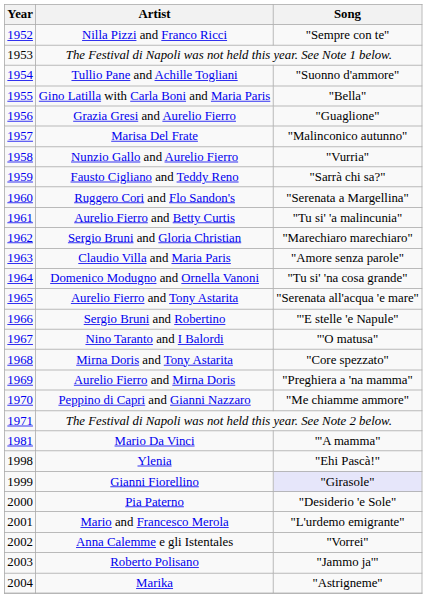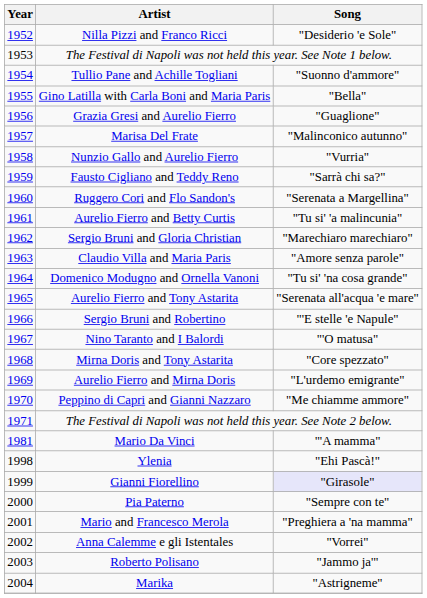(348, 34) "Sempre con te" -> (347, 34) "Desiderio 'e Sole"
(348, 380) "Preghiera a 'na mamma" -> (348, 380) "L'urdemo emigrante"
(347, 501) "Desiderio 'e Sole" -> (348, 501) "Sempre con te"
(348, 522) "L'urdemo emigrante" -> (348, 522) "Preghiera a 'na mamma"
